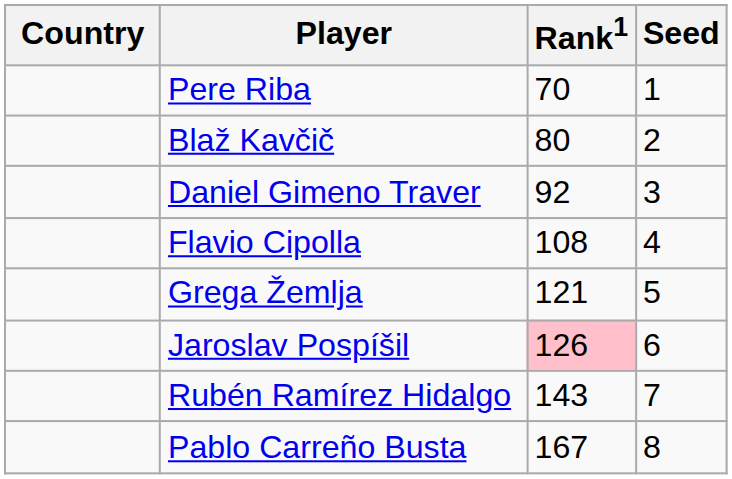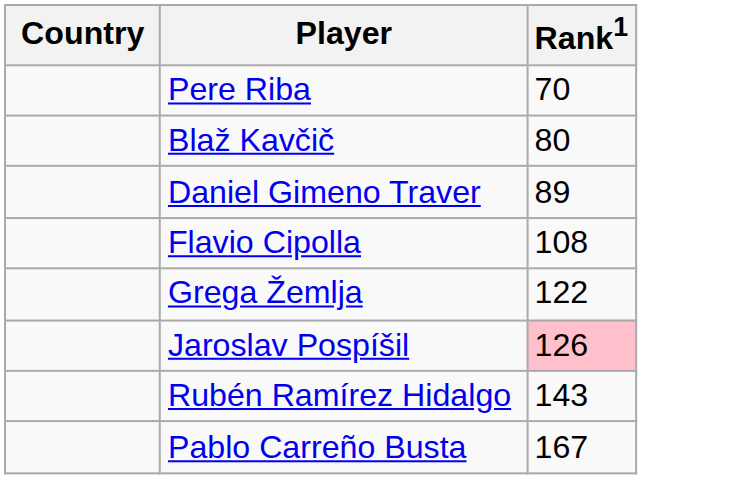- column: (681, 34)
(552, 191) 92 -> (552, 191) 89
(561, 293) 121 -> (561, 293) 122
